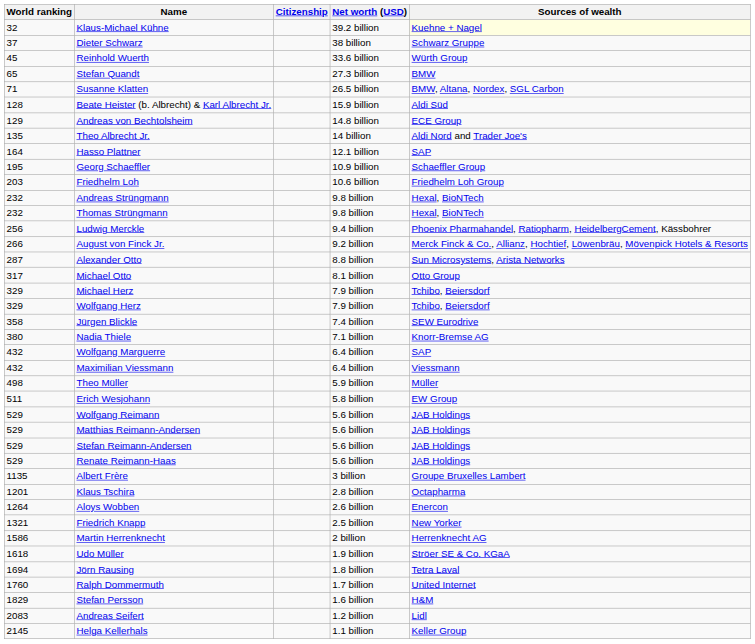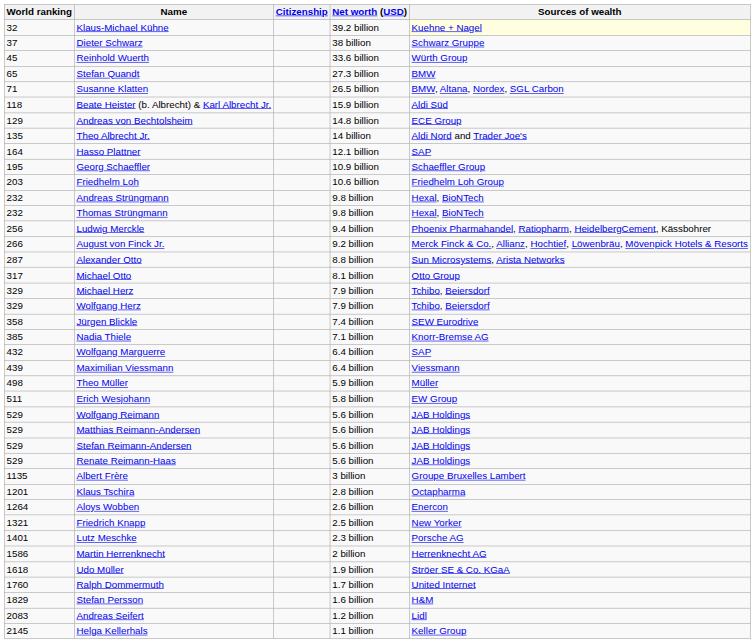(15, 105) 128 -> (14, 105) 118
(15, 337) 380 -> (15, 337) 385
(15, 368) 432 -> (15, 368) 439
+ row: (107, 538)
- row: (105, 569)
